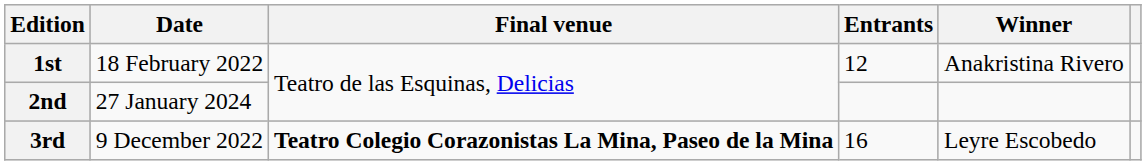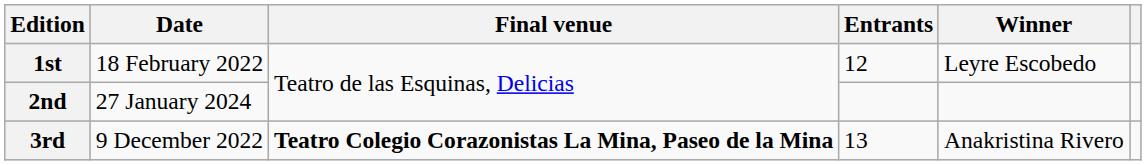(1034, 62) Anakristina Rivero -> (1020, 62) Leyre Escobedo
(856, 140) 16 -> (856, 140) 13
(1020, 140) Leyre Escobedo -> (1034, 140) Anakristina Rivero
